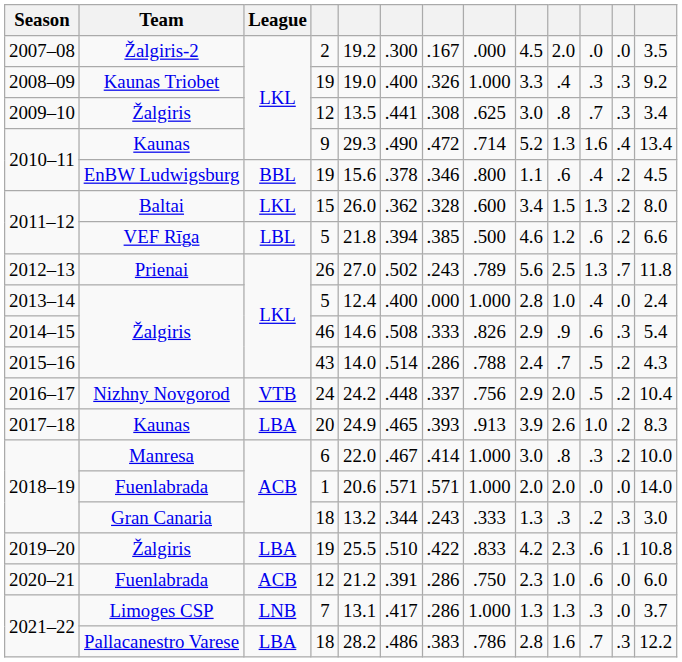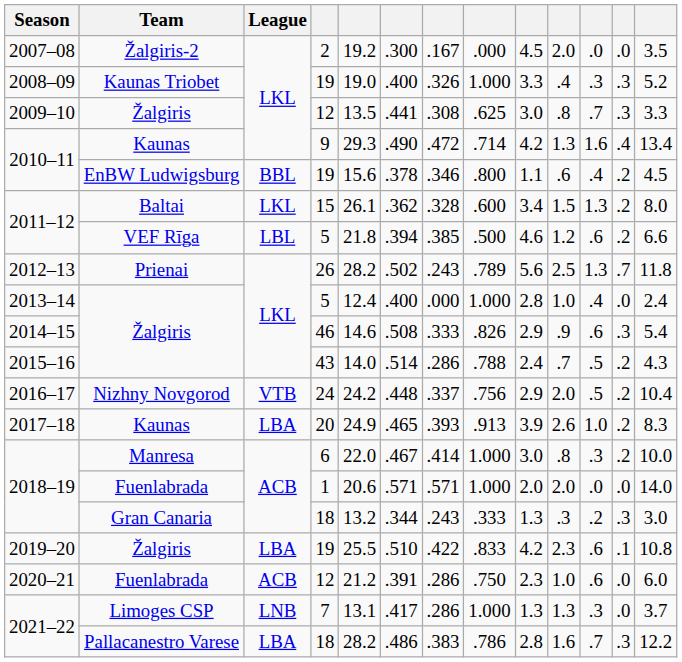(656, 82) 9.2 -> (656, 82) 5.2
(656, 113) 3.4 -> (656, 113) 3.3
(531, 144) 5.2 -> (531, 144) 4.2
(360, 206) 26.0 -> (360, 206) 26.1
(360, 268) 27.0 -> (360, 268) 28.2
